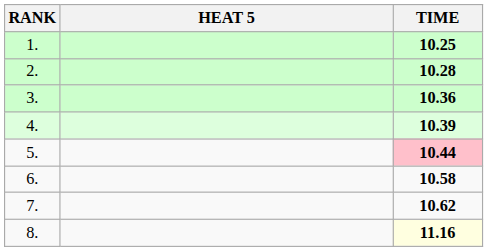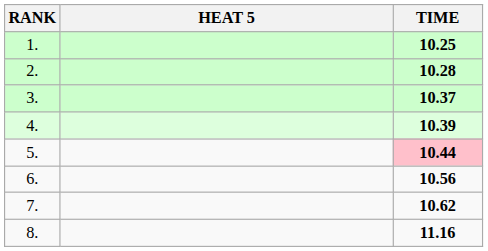(438, 98) 10.36 -> (438, 98) 10.37
(438, 179) 10.58 -> (438, 179) 10.56
(438, 233) lightyellow background -> (438, 233) no background
